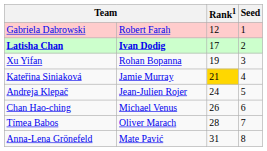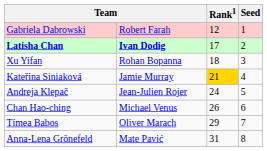(214, 61) 19 -> (214, 61) 18
(214, 123) 28 -> (214, 123) 29
